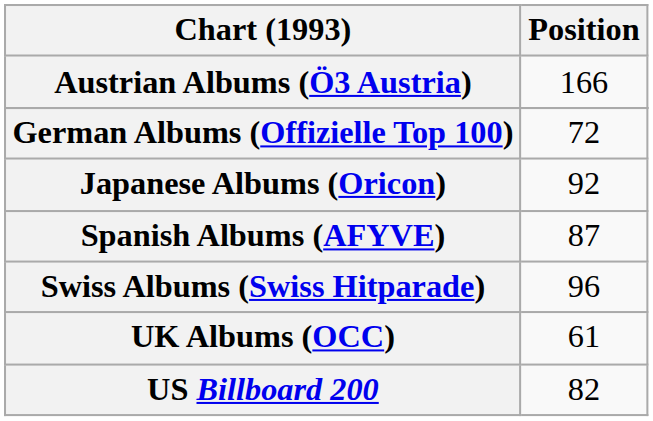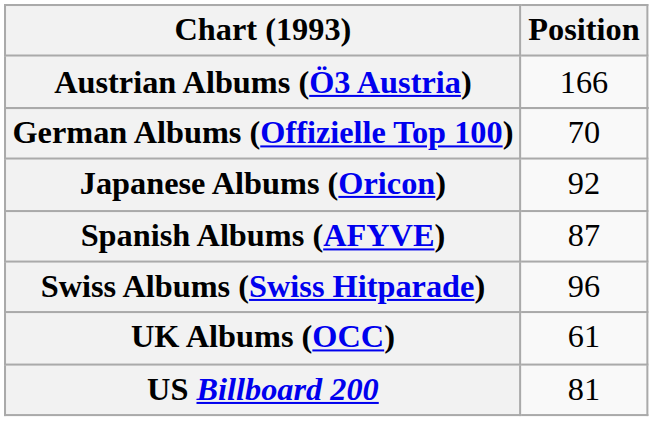(584, 132) 72 -> (584, 132) 70
(584, 388) 82 -> (584, 388) 81
